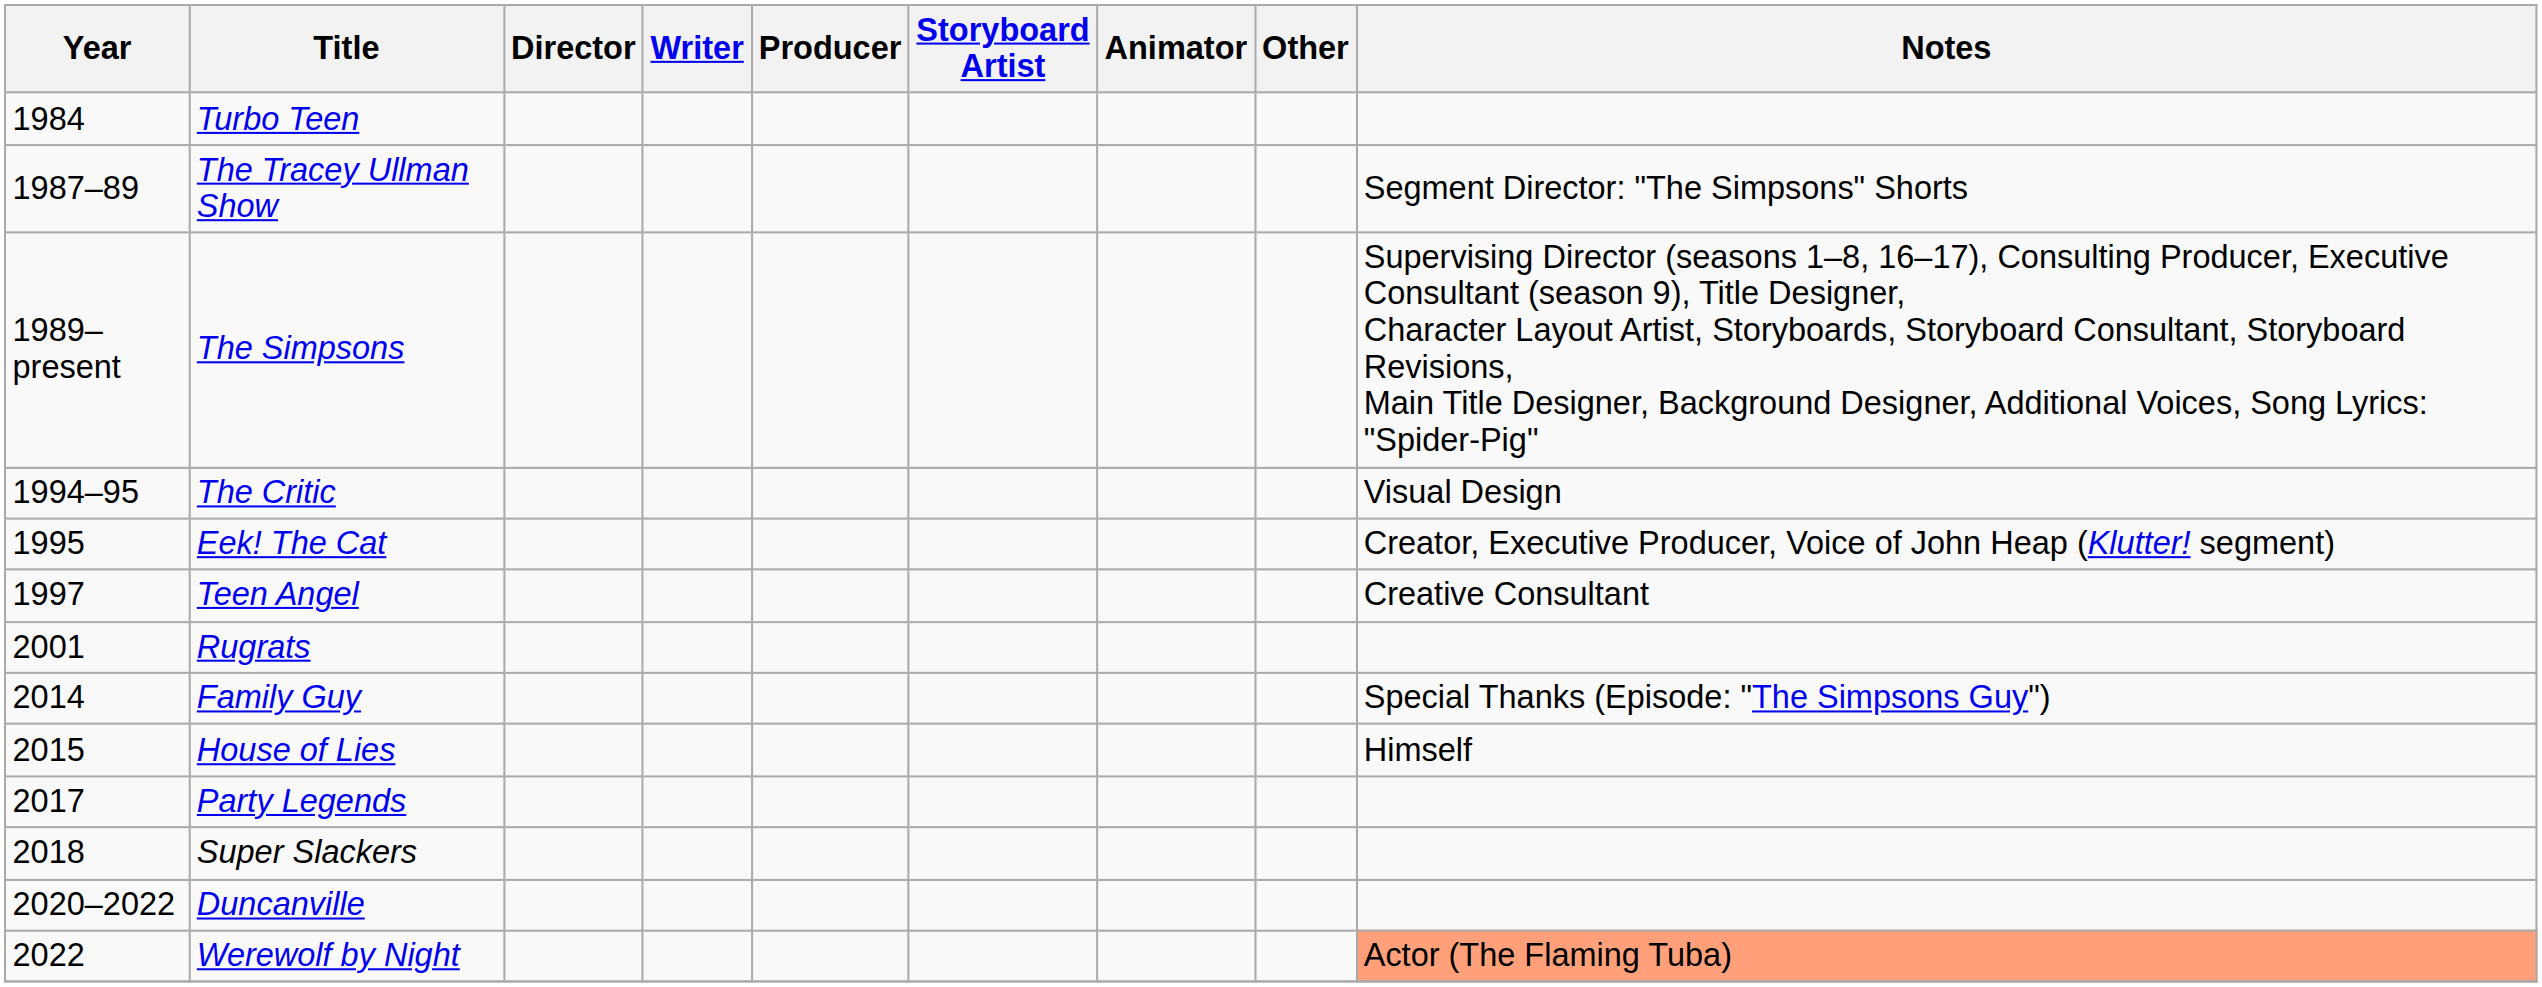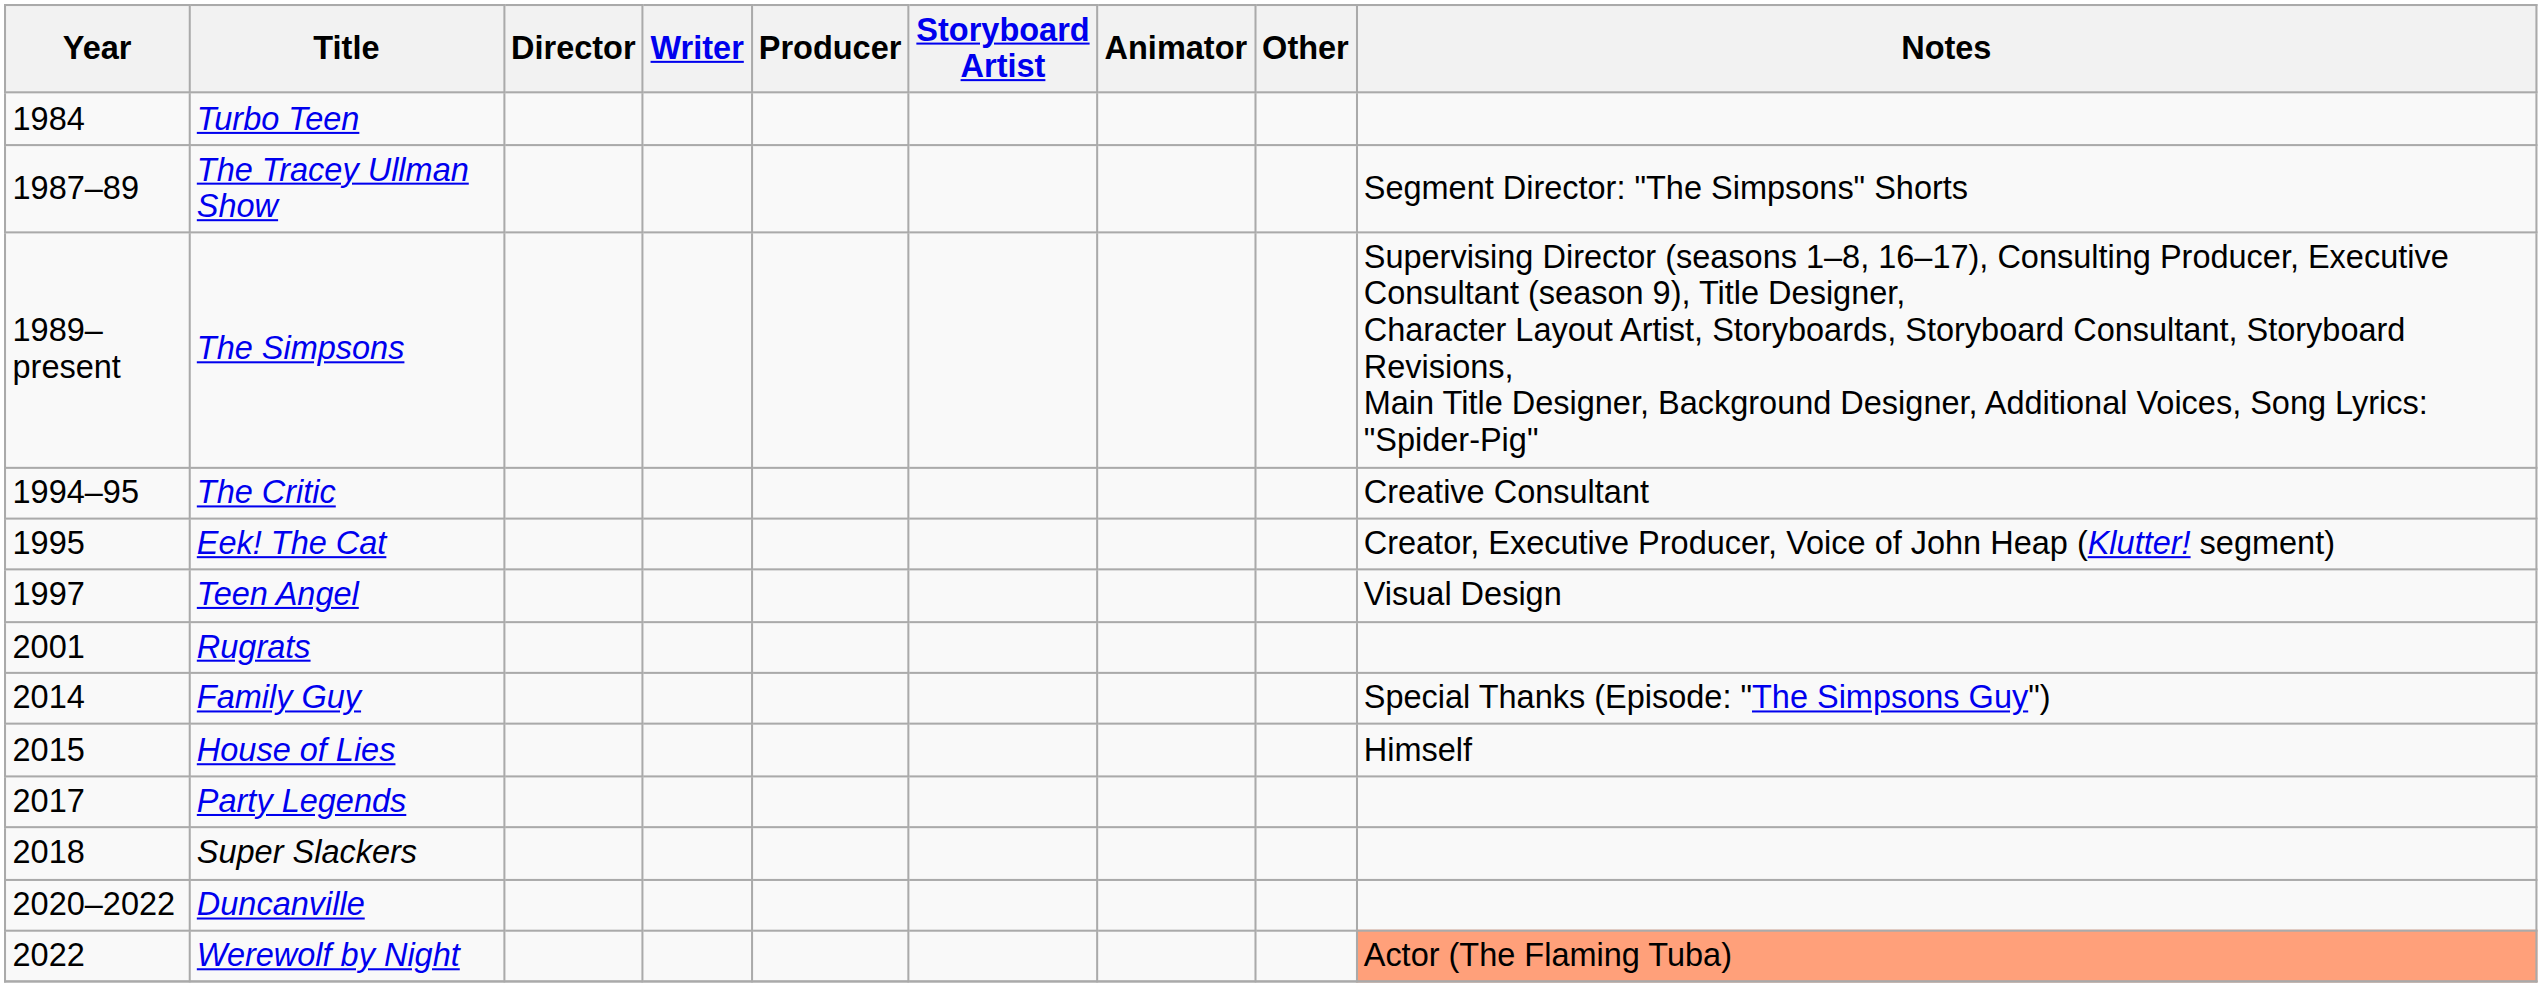(1463, 492) Visual Design -> (1506, 492) Creative Consultant
(1506, 595) Creative Consultant -> (1463, 595) Visual Design
